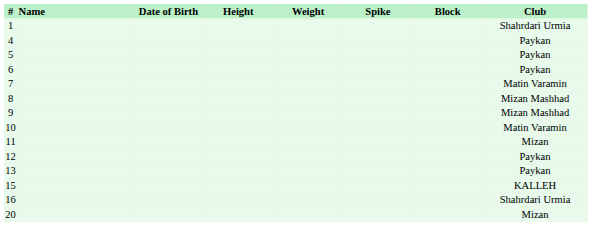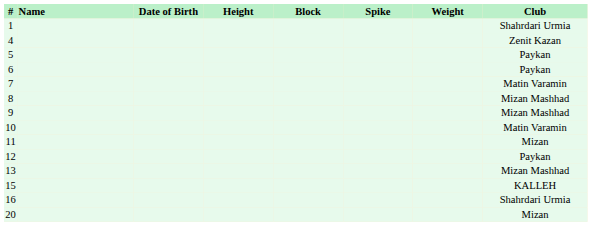columns swapped: (308, 11) <-> (448, 11)
(535, 40) Paykan -> (535, 40) Zenit Kazan
(535, 171) Paykan -> (535, 171) Mizan Mashhad
